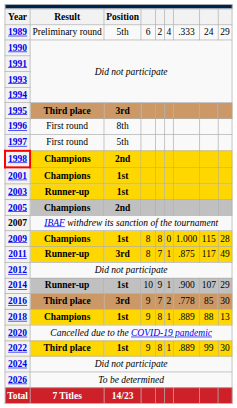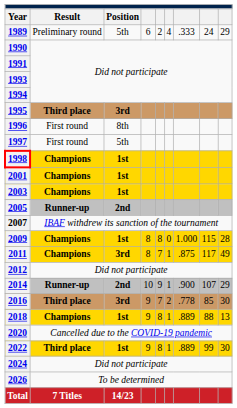(123, 159) 2nd -> (123, 159) 1st
(67, 192) Runner-up -> (67, 192) Champions
(67, 207) Champions -> (67, 207) Runner-up
(67, 254) Runner-up -> (67, 254) Champions
(123, 286) 1st -> (123, 286) 2nd
